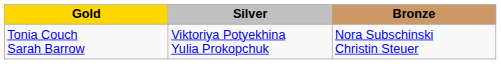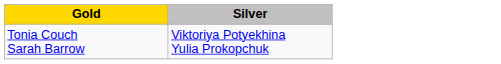- column: (414, 14)
